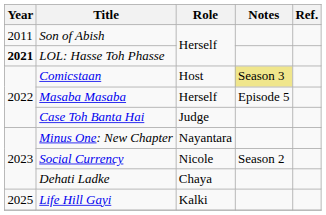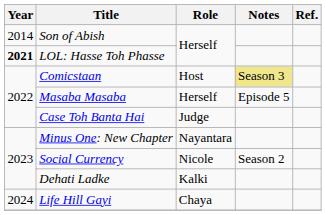(20, 35) 2011 -> (20, 35) 2014
(195, 179) Chaya -> (193, 179) Kalki
(20, 199) 2025 -> (20, 199) 2024
(193, 199) Kalki -> (195, 199) Chaya
